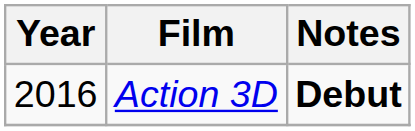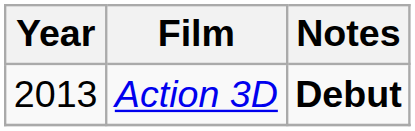(56, 93) 2016 -> (56, 93) 2013
